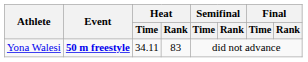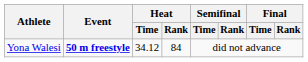(147, 48) 34.11 -> (147, 48) 34.12
(176, 48) 83 -> (176, 48) 84
